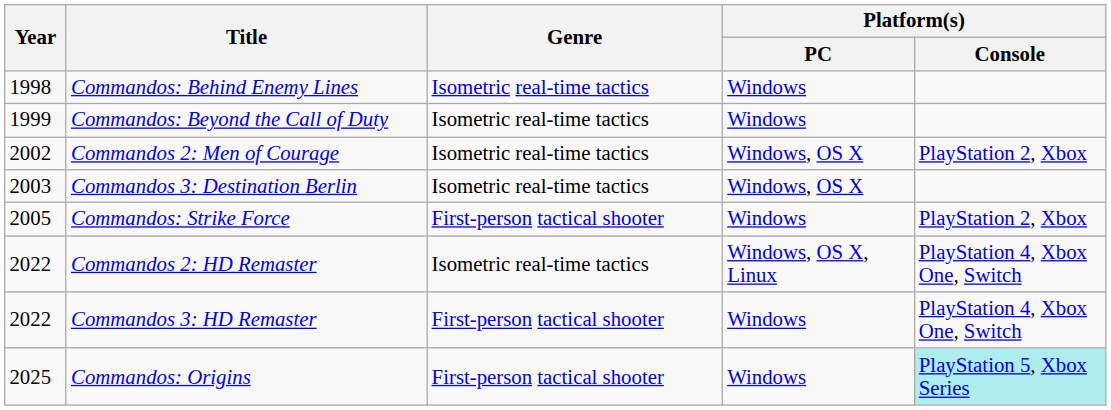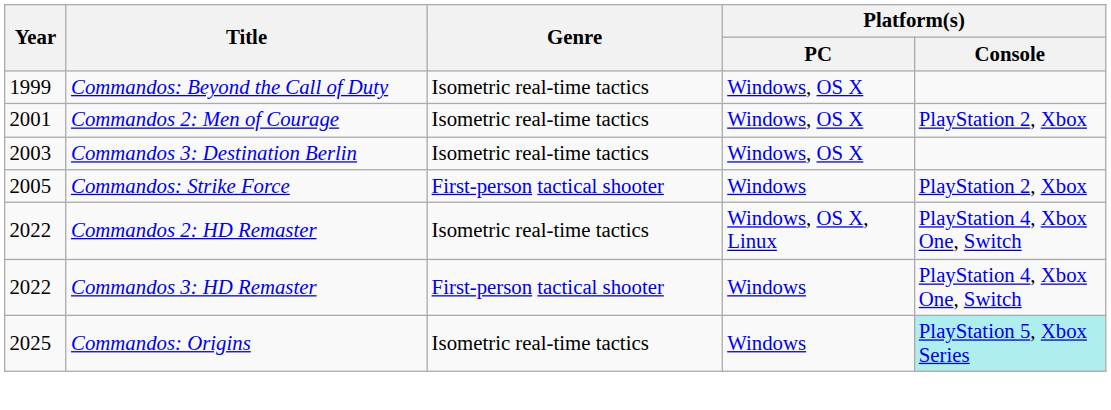- row: (215, 86)
(767, 119) Windows -> (795, 86) Windows, OS X
(30, 152) 2002 -> (30, 119) 2001
(548, 376) First-person tactical shooter -> (540, 343) Isometric real-time tactics
